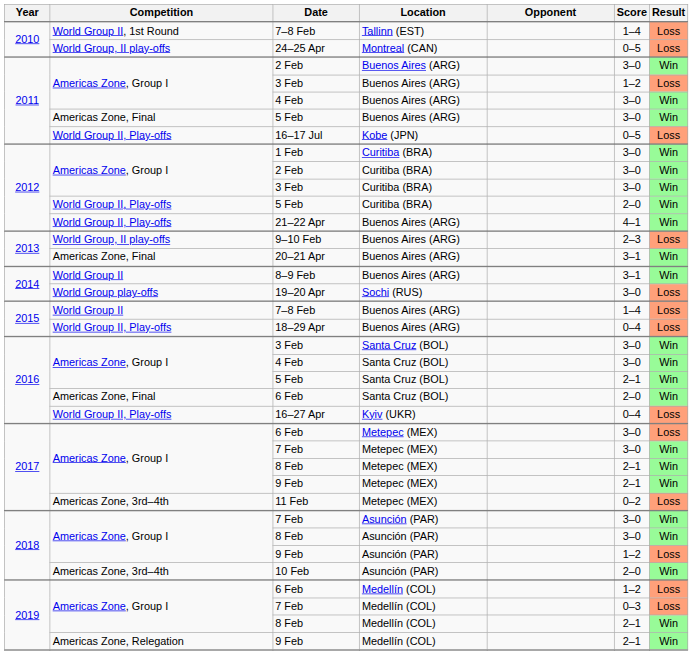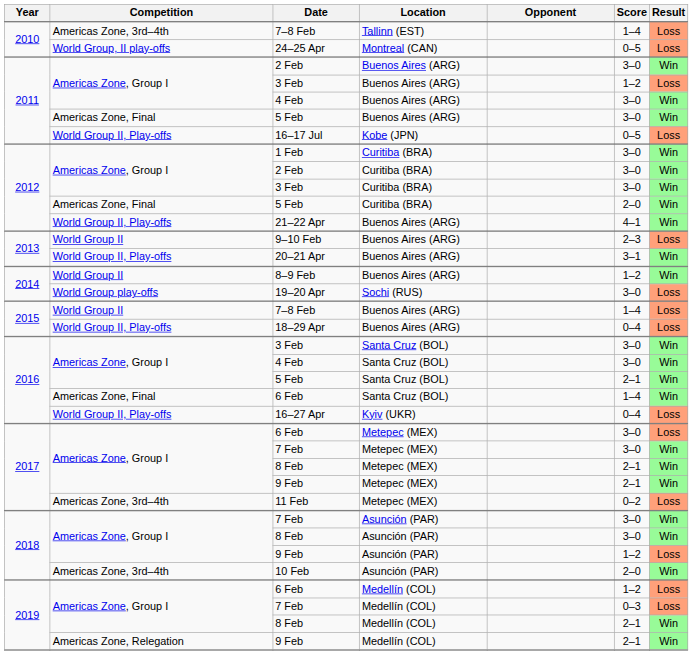(116, 31) World Group II, 1st Round -> (111, 31) Americas Zone, 3rd–4th
(112, 204) World Group II, Play-offs -> (104, 204) Americas Zone, Final
(111, 240) World Group, II play-offs -> (88, 240) World Group II
(104, 257) Americas Zone, Final -> (112, 257) World Group II, Play-offs
(632, 275) 3–1 -> (632, 275) 1–2
(632, 397) 2–0 -> (632, 397) 1–4
